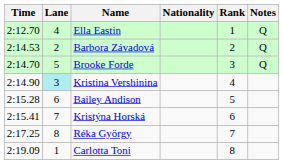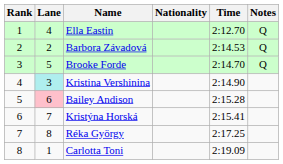columns swapped: (232, 13) <-> (23, 13)
(57, 99) no background -> (49, 99) pink background
